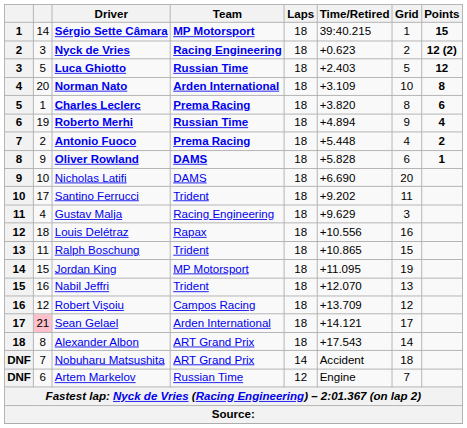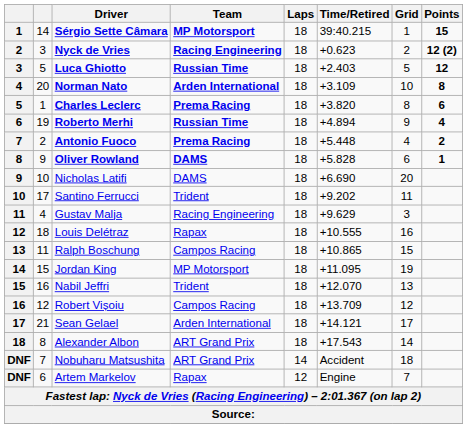(341, 232) +10.556 -> (341, 232) +10.555
(191, 250) Trident -> (214, 250) Campos Racing
(43, 323) pink background -> (43, 323) no background
(208, 378) Russian Time -> (190, 378) Rapax
